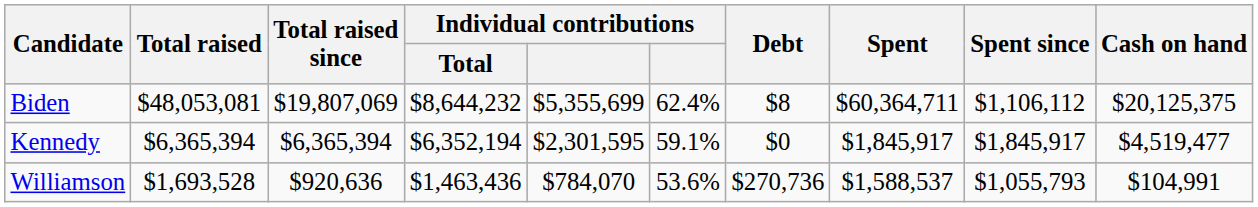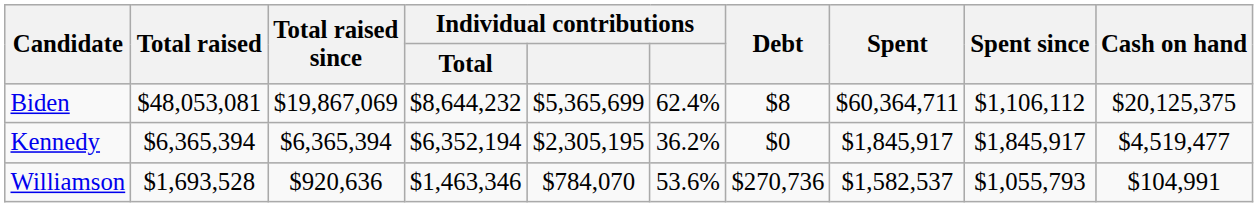(336, 102) $19,807,069 -> (336, 102) $19,867,069
(589, 102) $5,355,699 -> (589, 102) $5,365,699
(589, 142) $2,301,595 -> (589, 142) $2,305,195
(688, 142) 59.1% -> (688, 142) 36.2%
(466, 181) $1,463,436 -> (466, 181) $1,463,346
(897, 181) $1,588,537 -> (897, 181) $1,582,537
